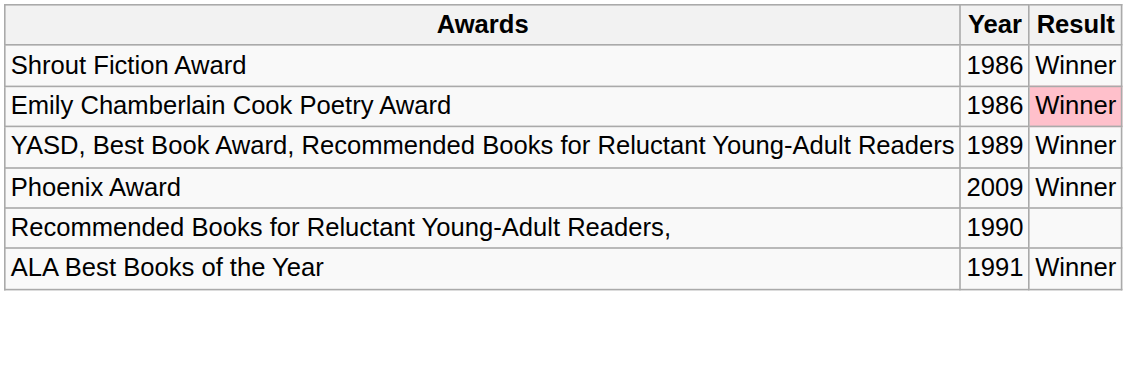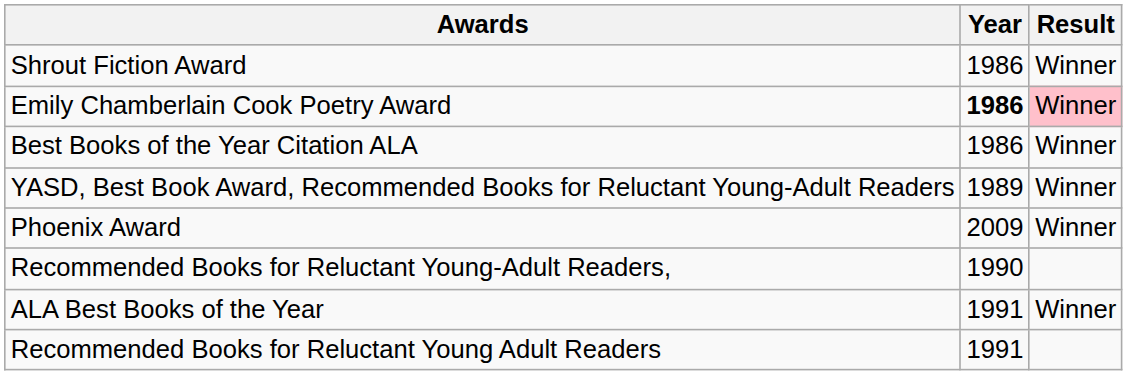(995, 106) normal -> (995, 106) bold
+ row: (214, 146)
+ row: (336, 349)
